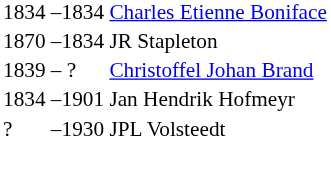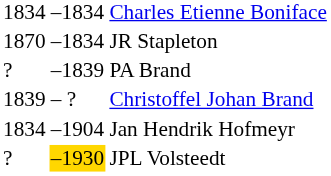+ row: (150, 70)
(77, 99) –1901 -> (77, 128) –1904
(77, 128) no background -> (77, 158) gold background
